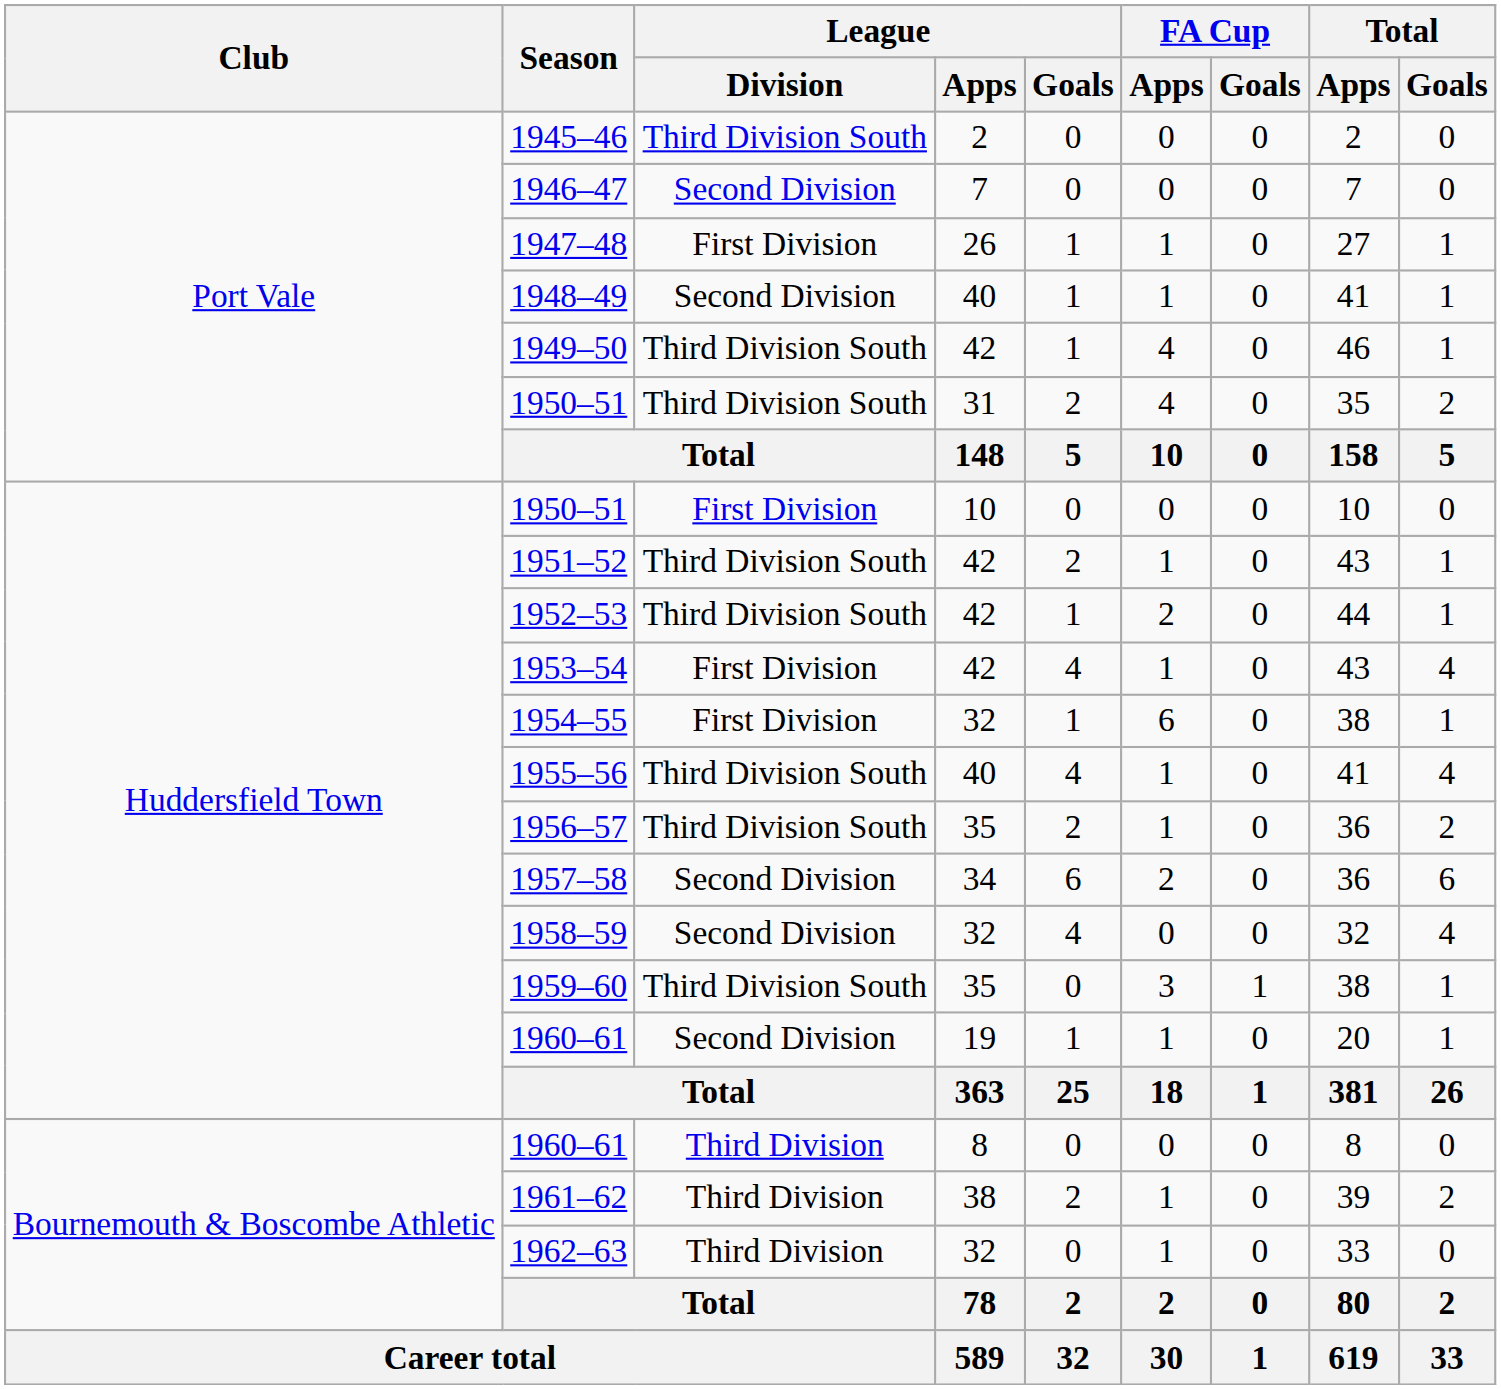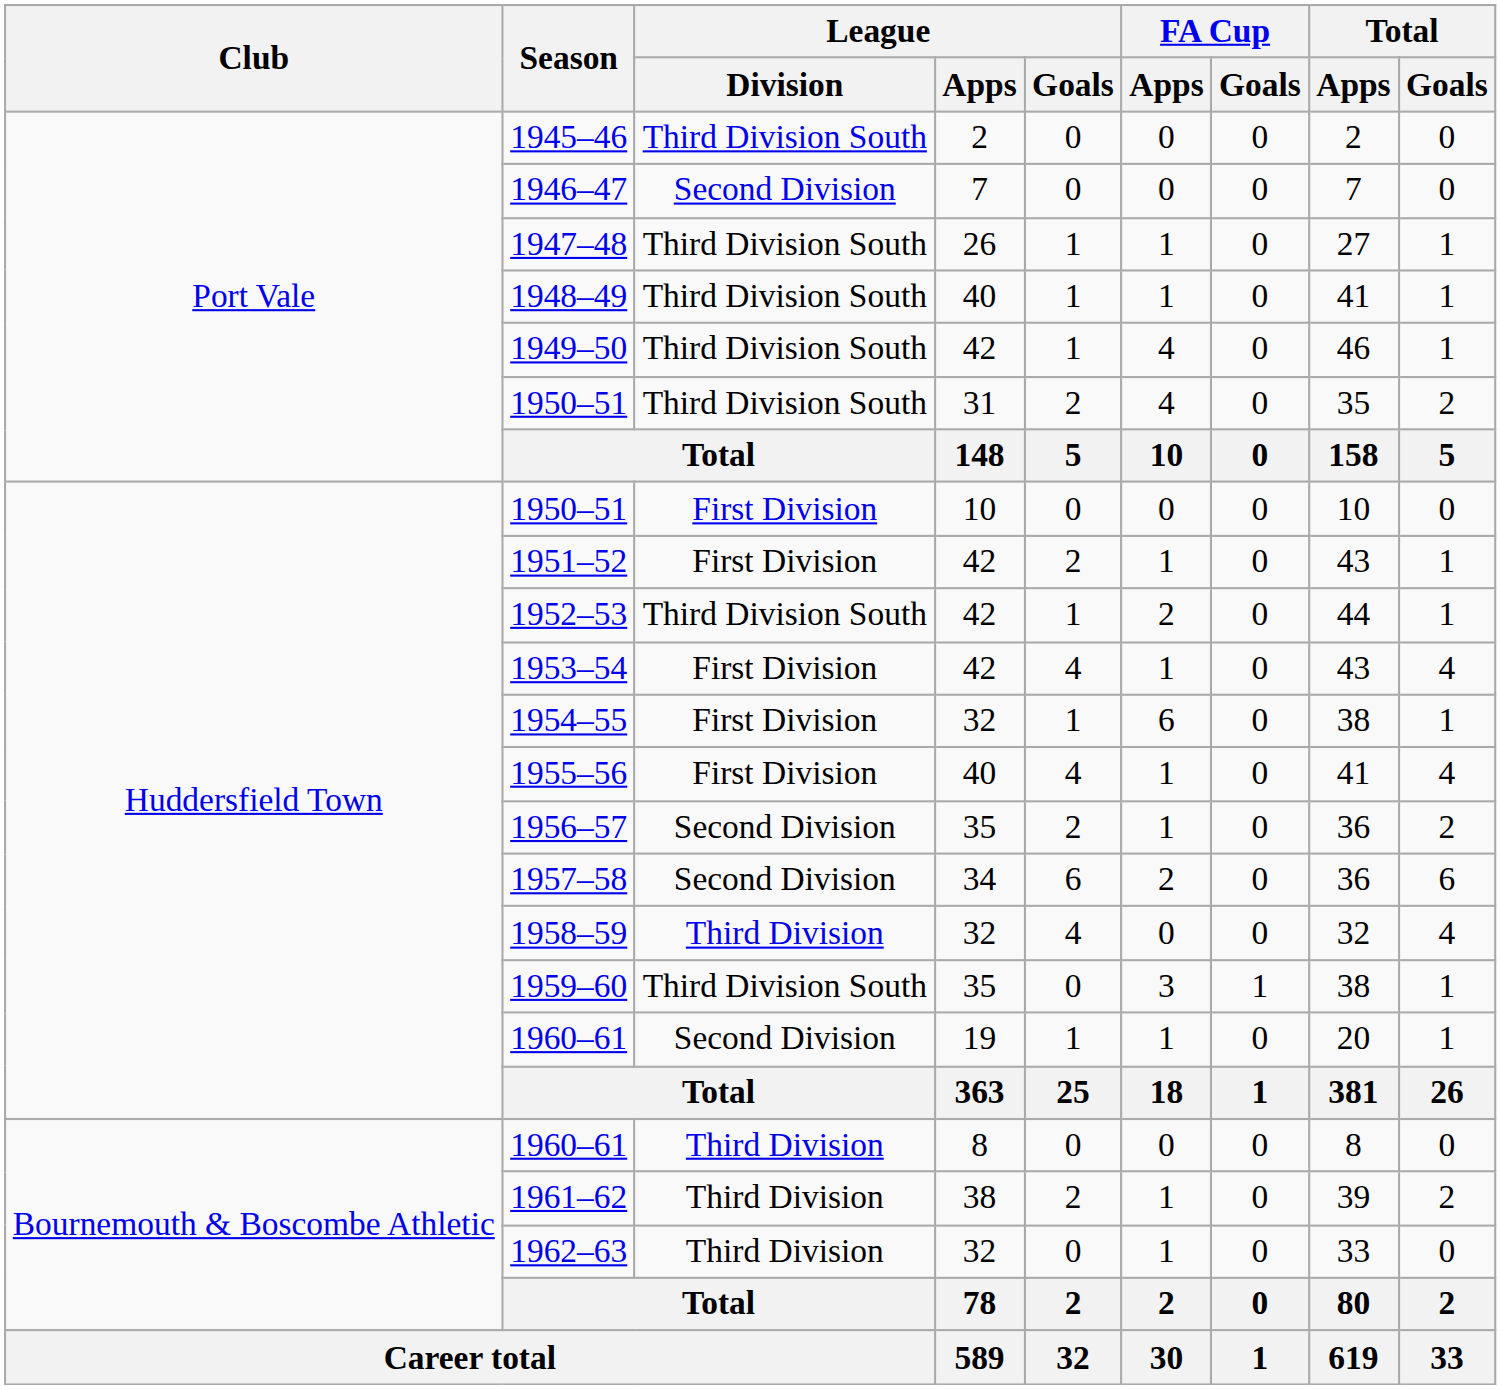(785, 243) First Division -> (785, 243) Third Division South
(785, 296) Second Division -> (785, 296) Third Division South
(785, 561) Third Division South -> (785, 561) First Division
(785, 773) Third Division South -> (785, 773) First Division
(785, 826) Third Division South -> (785, 826) Second Division
(785, 932) Second Division -> (785, 932) Third Division
